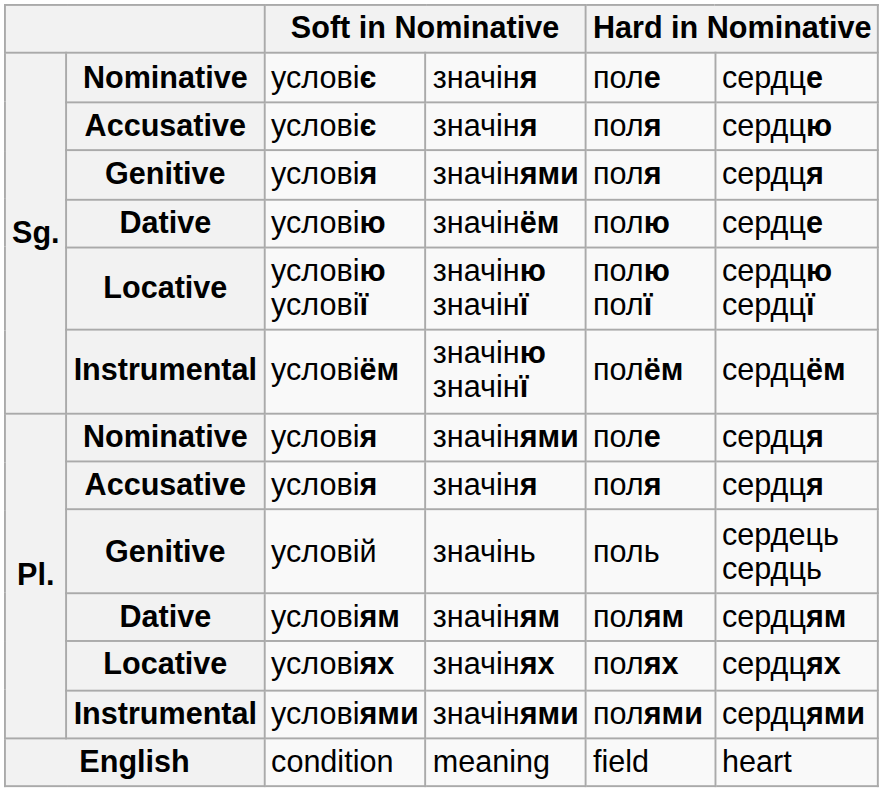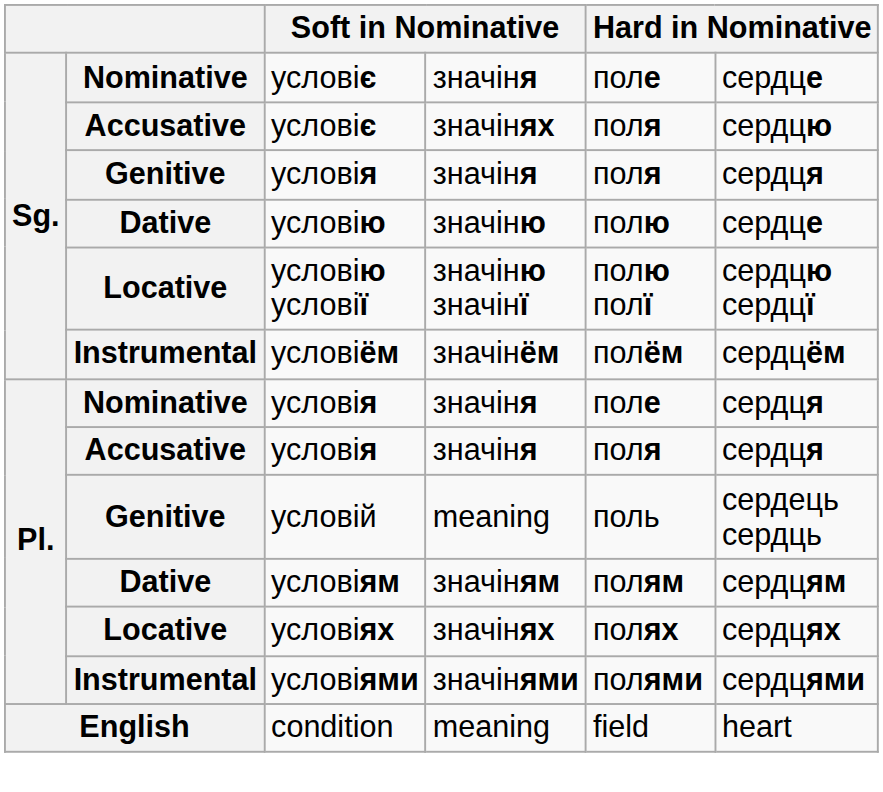(485, 125) значіня -> (494, 125) значінях
(506, 174) значінями -> (485, 174) значіня
(496, 222) значінём -> (489, 222) значіню
(489, 371) значіню значінї -> (496, 353) значінём
(506, 436) значінями -> (485, 402) значіня
(484, 550) значінь -> (491, 516) meaning
